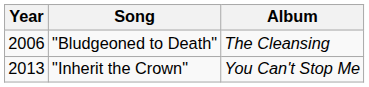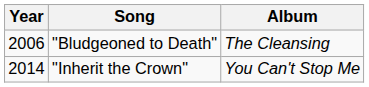(26, 69) 2013 -> (26, 69) 2014
